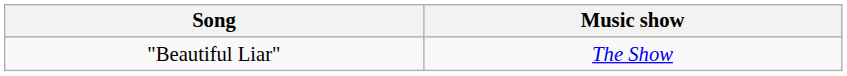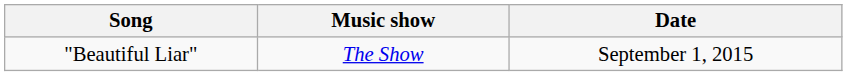+ column: (676, 20)
